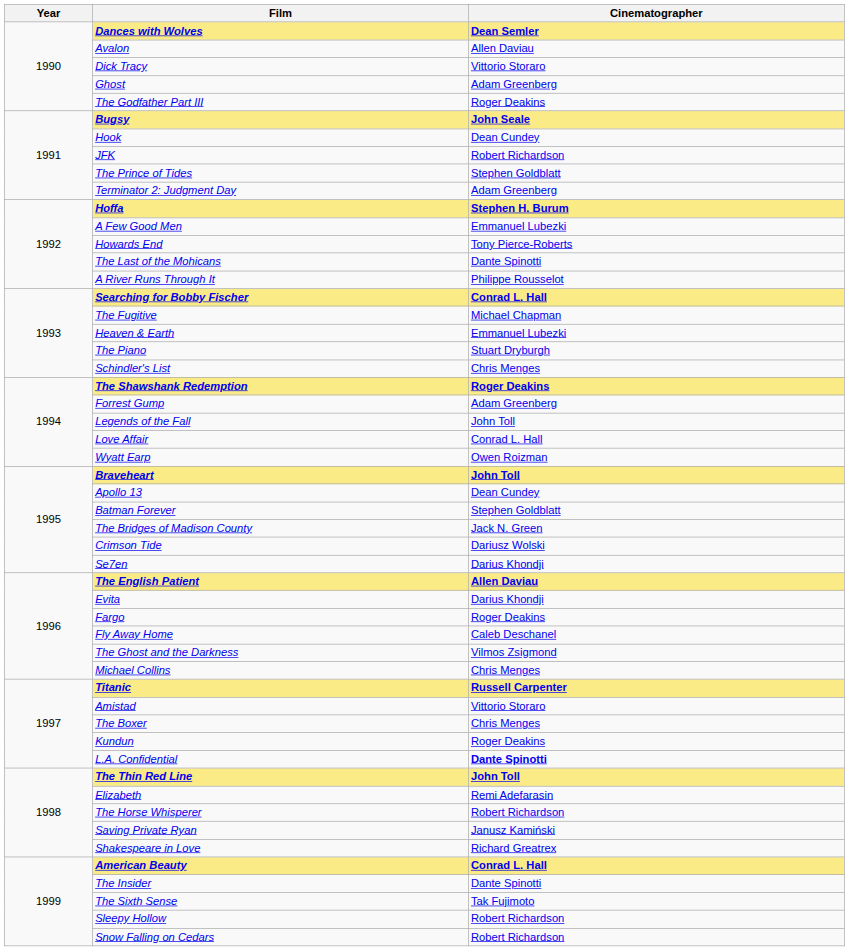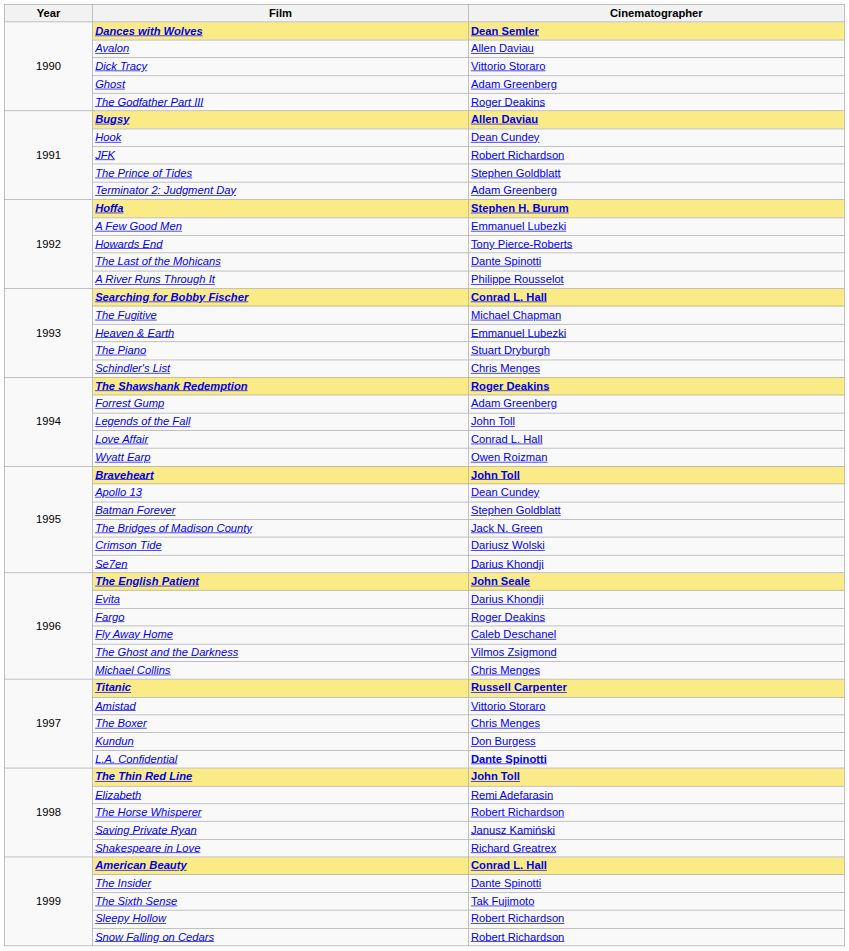(501, 119) John Seale -> (505, 119) Allen Daviau
(505, 581) Allen Daviau -> (501, 581) John Seale
(508, 741) Roger Deakins -> (503, 741) Don Burgess
